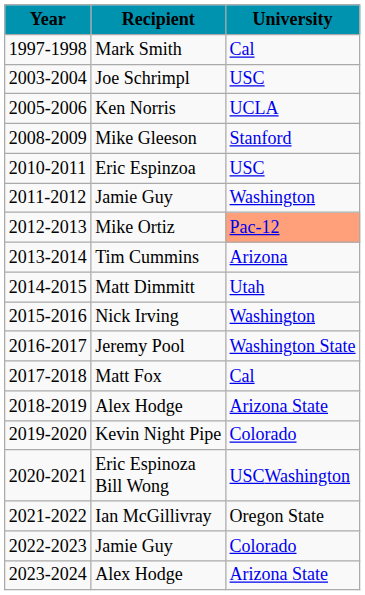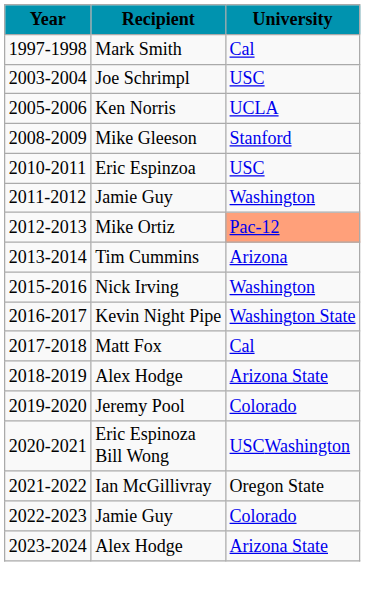- row: (48, 286)
(140, 346) Jeremy Pool -> (158, 316) Kevin Night Pipe
(158, 435) Kevin Night Pipe -> (140, 405) Jeremy Pool
